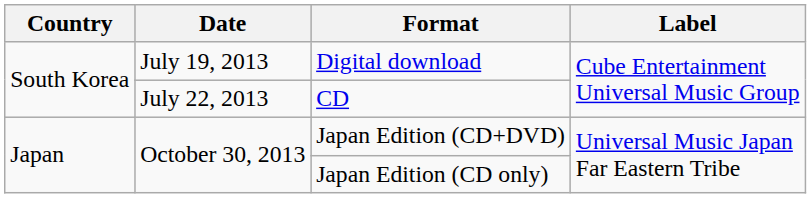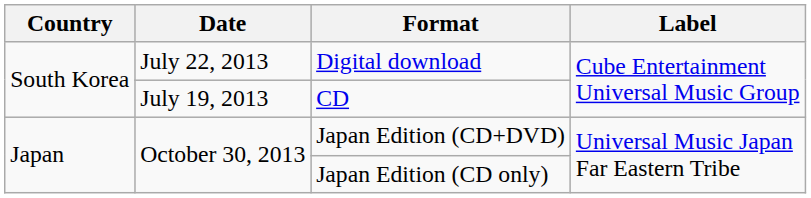(204, 60) July 19, 2013 -> (204, 60) July 22, 2013
(204, 98) July 22, 2013 -> (204, 98) July 19, 2013
